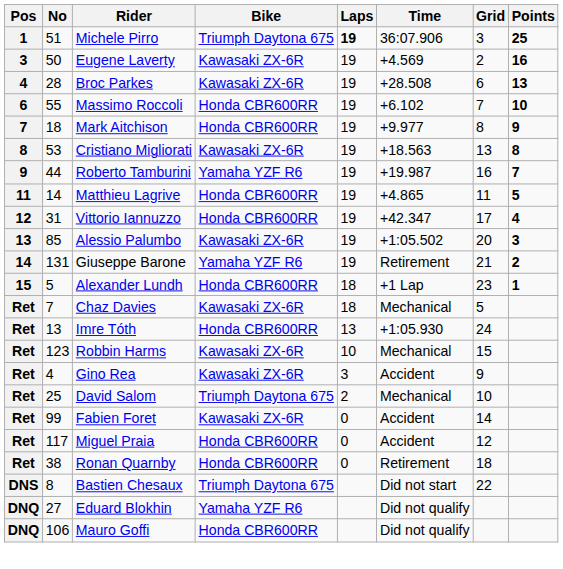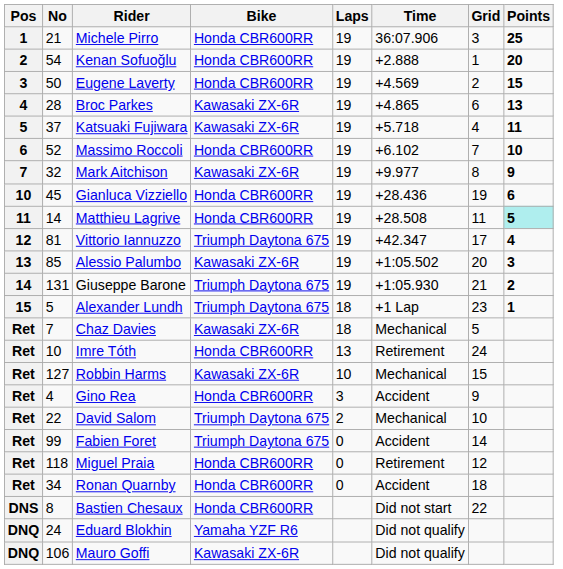(54, 38) 51 -> (54, 38) 21
(266, 38) Triumph Daytona 675 -> (254, 38) Honda CBR600RR
(348, 38) bold -> (344, 38) normal
+ row: (126, 61)
(251, 61) Kawasaki ZX-6R -> (254, 83) Honda CBR600RR
(520, 61) 16 -> (515, 83) 15
(406, 83) +28.508 -> (397, 105) +4.865
+ row: (132, 128)
(54, 105) 55 -> (54, 150) 52
(54, 128) 18 -> (54, 172) 32
(258, 128) Honda CBR600RR -> (246, 172) Kawasaki ZX-6R
- row: (134, 150)
- row: (133, 172)
+ row: (131, 195)
(402, 195) +4.865 -> (401, 217) +28.508
(516, 195) no background -> (511, 217) paleturquoise background
(54, 217) 31 -> (54, 240) 81
(258, 217) Honda CBR600RR -> (262, 240) Triumph Daytona 675
(251, 262) Yamaha YZF R6 -> (262, 284) Triumph Daytona 675
(415, 262) Retirement -> (407, 284) +1:05.930
(258, 284) Honda CBR600RR -> (262, 307) Triumph Daytona 675
(54, 329) 13 -> (54, 352) 10
(412, 329) +1:05.930 -> (410, 352) Retirement
(57, 352) 123 -> (57, 374) 127
(251, 374) Kawasaki ZX-6R -> (254, 396) Honda CBR600RR
(54, 396) 25 -> (54, 419) 22
(251, 419) Kawasaki ZX-6R -> (262, 441) Triumph Daytona 675
(57, 441) 117 -> (57, 463) 118
(407, 441) Accident -> (410, 463) Retirement
(54, 463) 38 -> (54, 486) 34
(415, 463) Retirement -> (402, 486) Accident
(266, 486) Triumph Daytona 675 -> (254, 508) Honda CBR600RR
(54, 508) 27 -> (54, 531) 24
(258, 531) Honda CBR600RR -> (246, 553) Kawasaki ZX-6R
